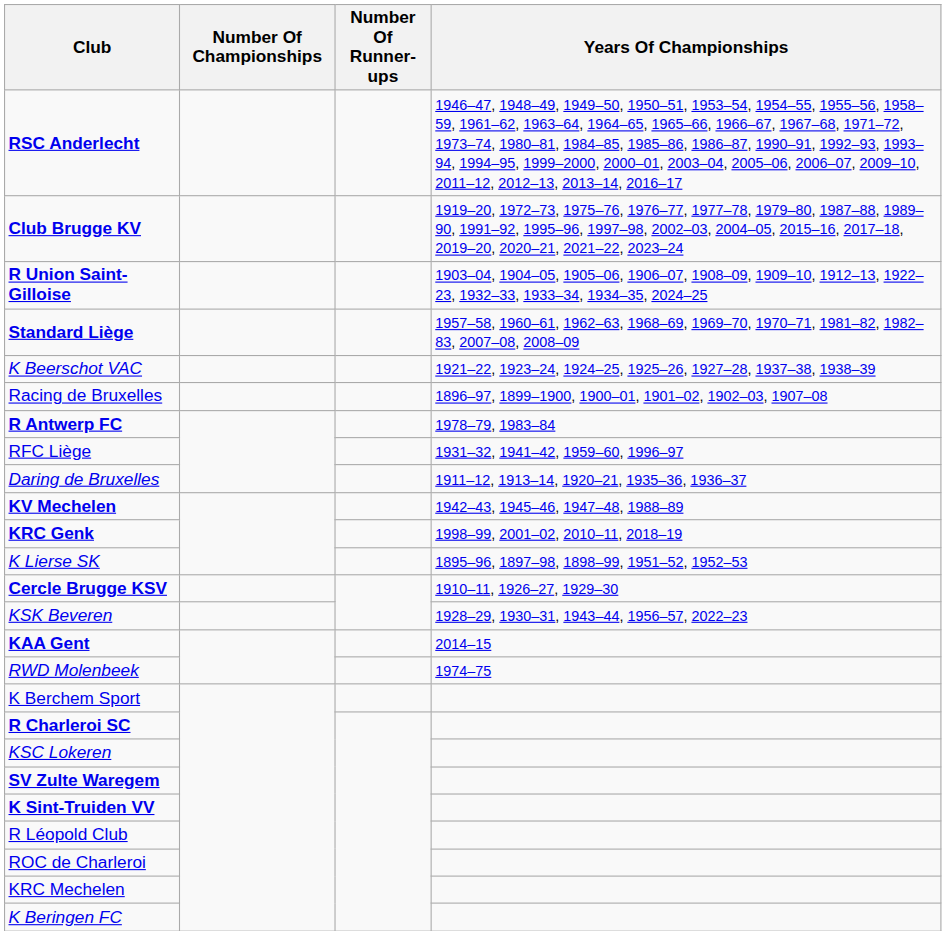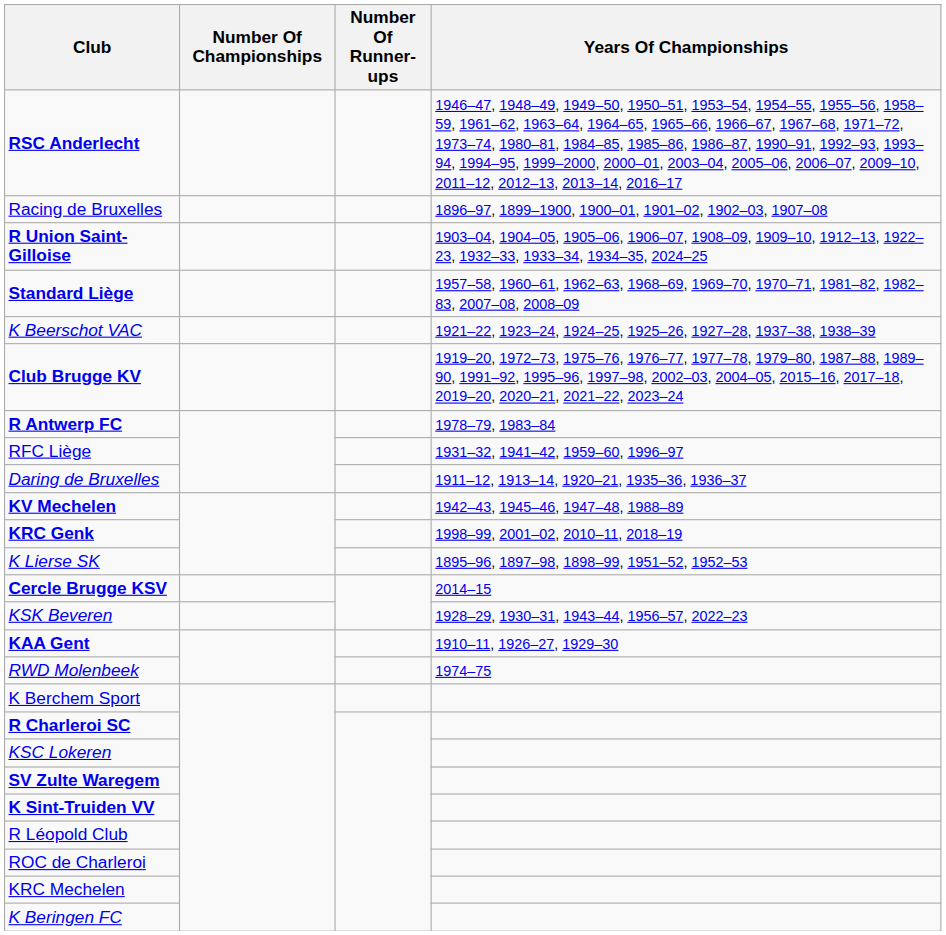rows swapped: (75, 228) <-> (85, 396)
(527, 589) 1910–11, 1926–27, 1929–30 -> (463, 589) 2014–15
(463, 644) 2014–15 -> (527, 644) 1910–11, 1926–27, 1929–30
